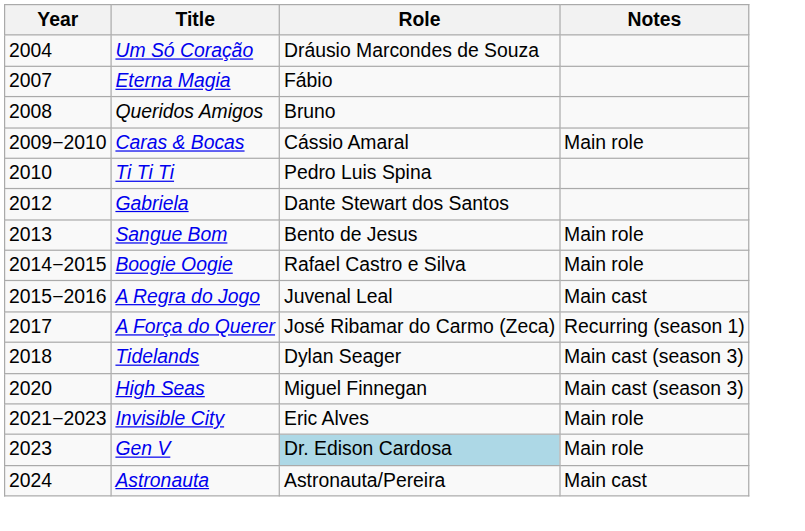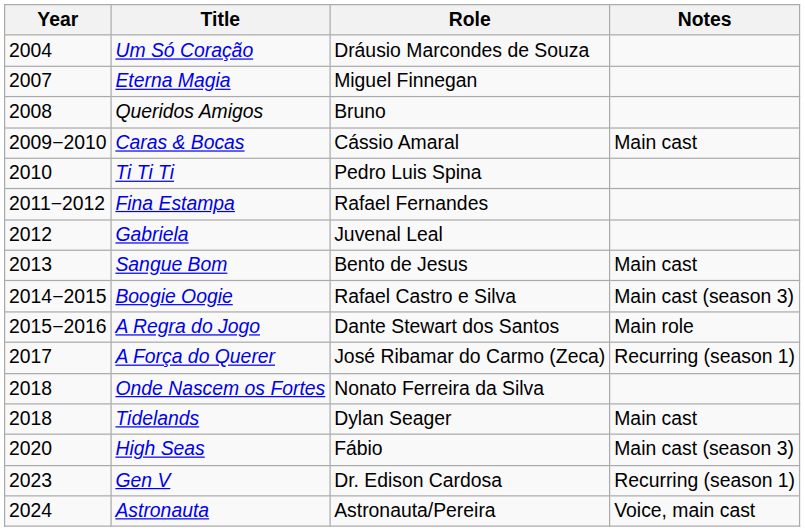(308, 81) Fábio -> (406, 81) Miguel Finnegan
(604, 142) Main role -> (656, 142) Main cast
+ row: (175, 204)
(396, 204) Dante Stewart dos Santos -> (389, 234) Juvenal Leal
(604, 234) Main role -> (656, 265) Main cast
(604, 265) Main role -> (704, 296) Main cast (season 3)
(338, 296) Juvenal Leal -> (447, 326) Dante Stewart dos Santos
(605, 296) Main cast -> (654, 326) Main role
+ row: (220, 388)
(654, 357) Main cast (season 3) -> (656, 419) Main cast
(356, 388) Miguel Finnegan -> (358, 449) Fábio
- row: (170, 419)
(368, 449) lightblue background -> (418, 480) no background
(604, 449) Main role -> (705, 480) Recurring (season 1)
(605, 480) Main cast -> (685, 511) Voice, main cast
